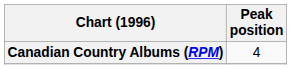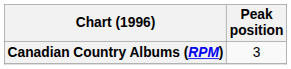(257, 52) 4 -> (257, 52) 3
